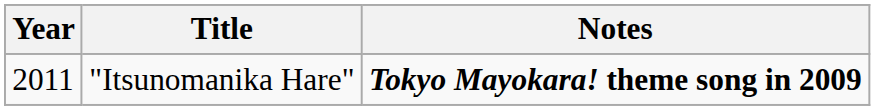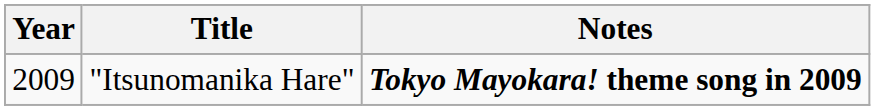(43, 79) 2011 -> (44, 79) 2009
